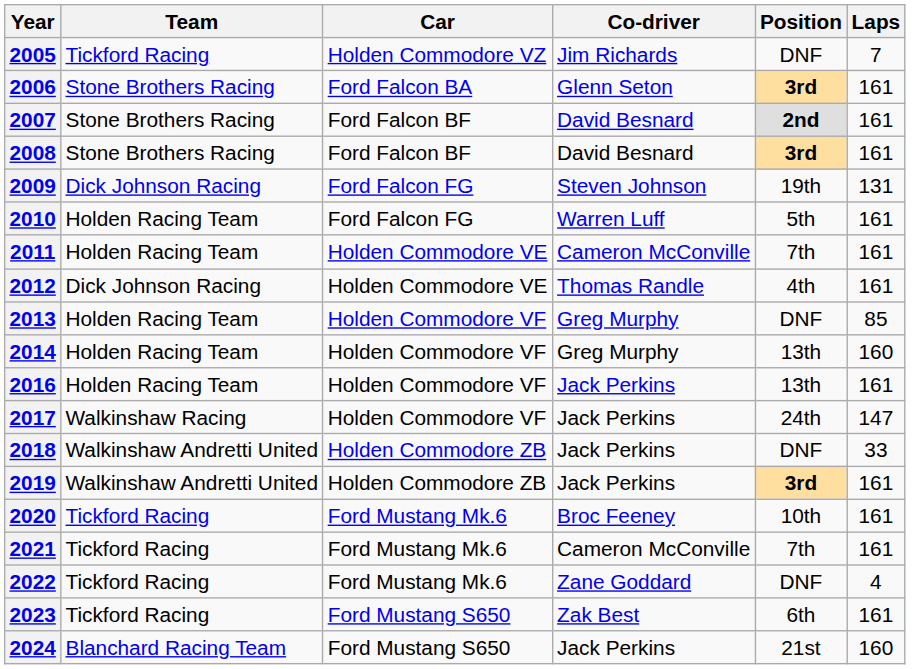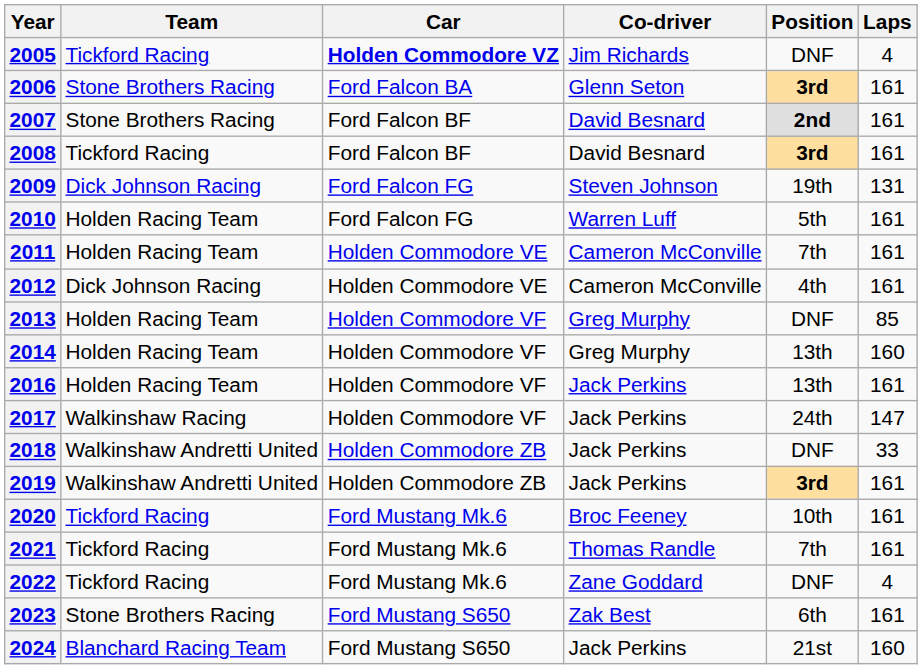(437, 54) normal -> (443, 54) bold
(876, 54) 7 -> (887, 54) 4
(170, 153) Stone Brothers Racing -> (137, 153) Tickford Racing
(631, 285) Thomas Randle -> (665, 285) Cameron McConville
(654, 549) Cameron McConville -> (642, 549) Thomas Randle
(137, 615) Tickford Racing -> (170, 615) Stone Brothers Racing
